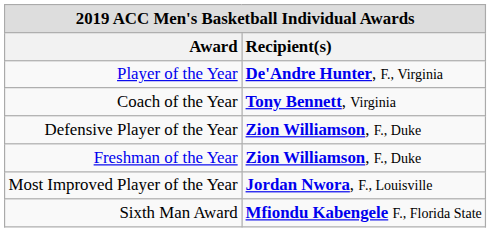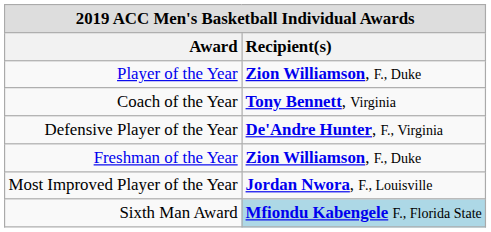(344, 74) De'Andre Hunter, F., Virginia -> (333, 74) Zion Williamson, F., Duke
(333, 129) Zion Williamson, F., Duke -> (344, 129) De'Andre Hunter, F., Virginia
(364, 213) no background -> (364, 213) lightblue background
